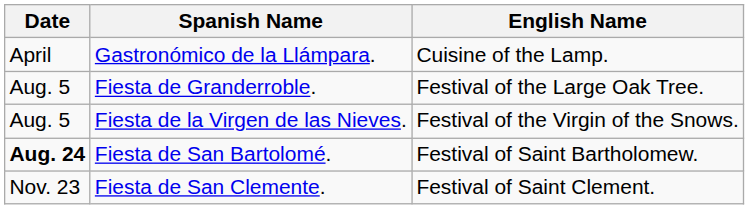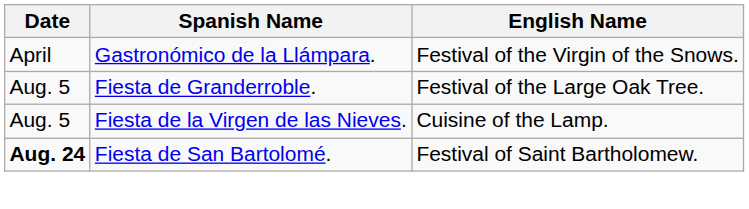(513, 54) Cuisine of the Lamp. -> (578, 54) Festival of the Virgin of the Snows.
(578, 120) Festival of the Virgin of the Snows. -> (513, 120) Cuisine of the Lamp.
- row: (210, 187)
